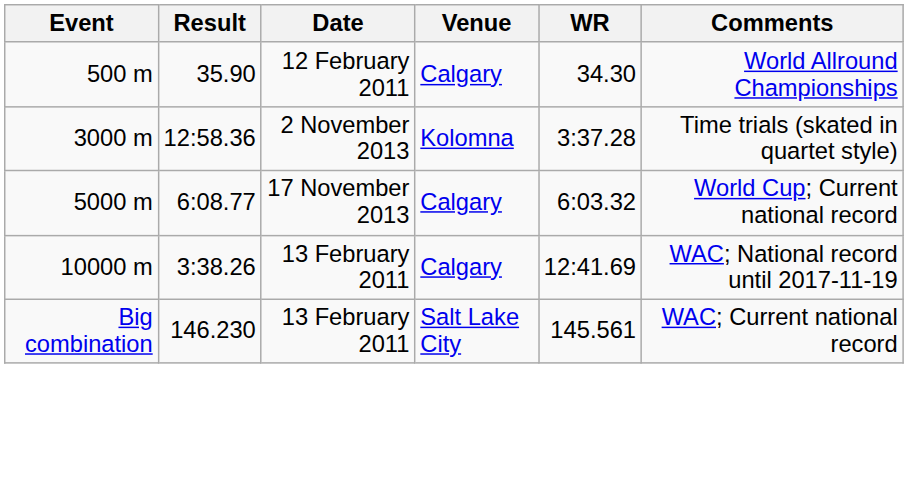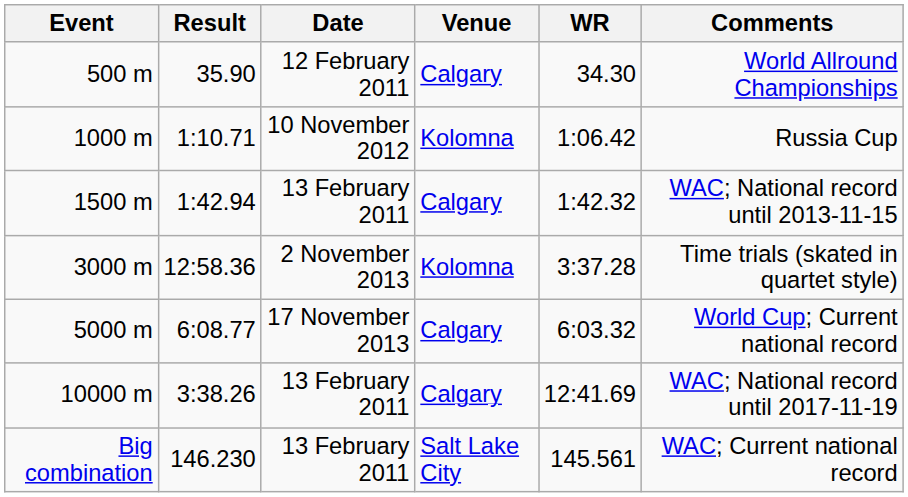+ row: (113, 138)
+ row: (113, 202)
